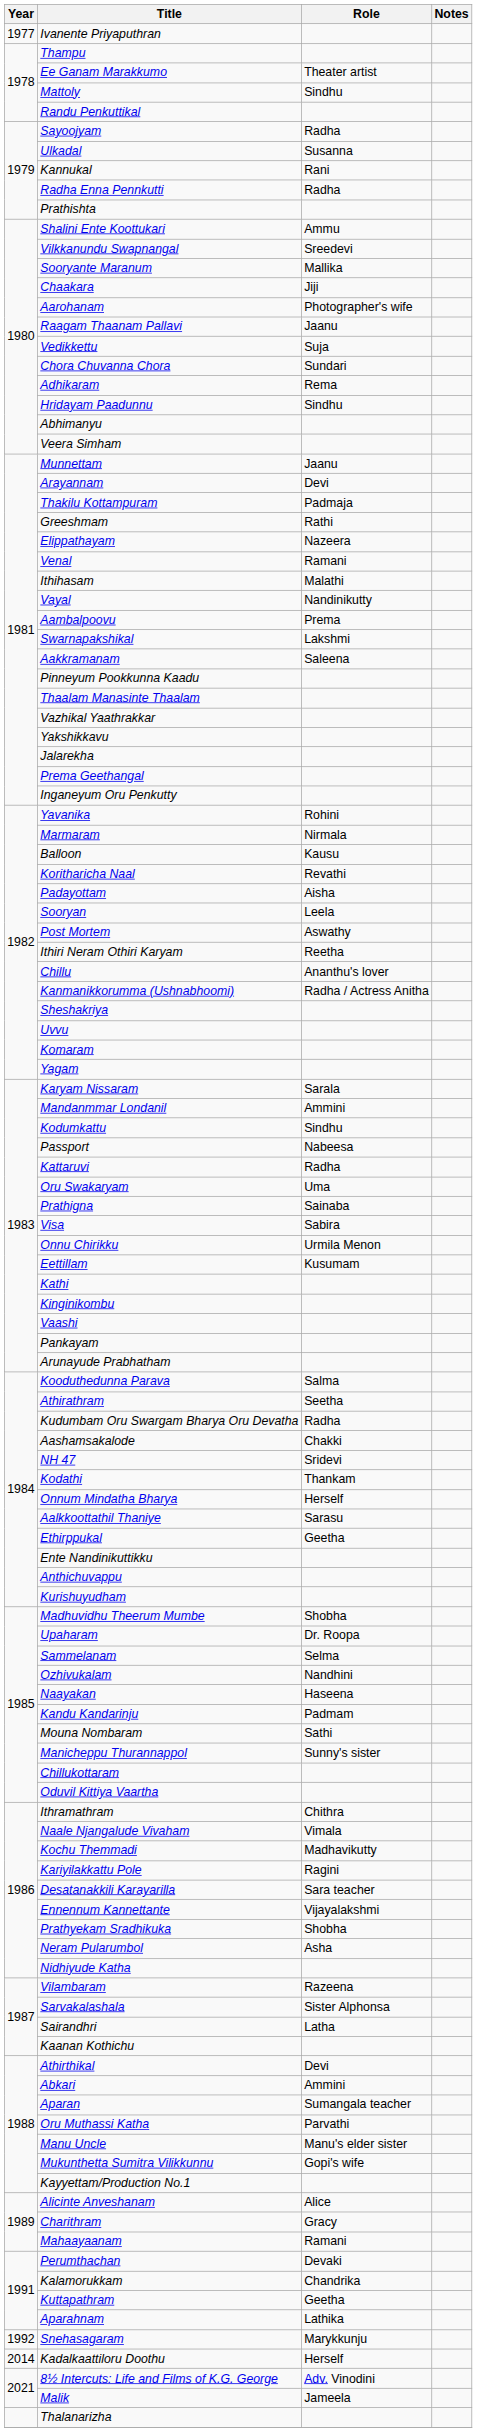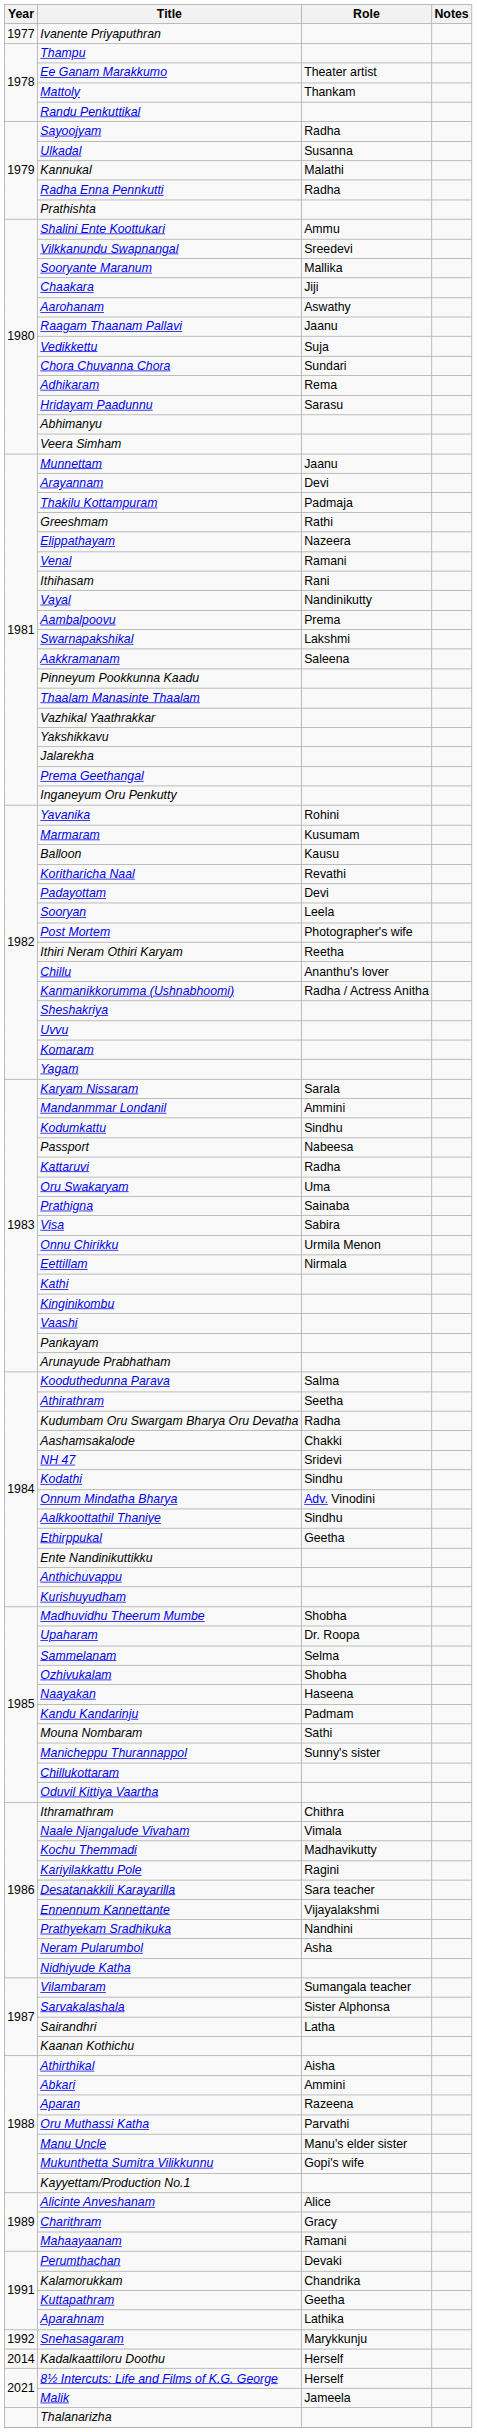(323, 92) Sindhu -> (330, 92) Thankam
(317, 170) Rani -> (324, 170) Malathi
(358, 307) Photographer's wife -> (327, 307) Aswathy
(323, 405) Sindhu -> (324, 405) Sarasu
(324, 580) Malathi -> (317, 580) Rani
(325, 834) Nirmala -> (332, 834) Kusumam
(320, 893) Aisha -> (316, 893) Devi
(327, 932) Aswathy -> (358, 932) Photographer's wife
(332, 1264) Kusumam -> (325, 1264) Nirmala
(330, 1479) Thankam -> (323, 1479) Sindhu
(324, 1499) Herself -> (340, 1499) Adv. Vinodini
(324, 1518) Sarasu -> (323, 1518) Sindhu
(328, 1675) Nandhini -> (325, 1675) Shobha
(325, 1929) Shobha -> (328, 1929) Nandhini
(329, 1987) Razeena -> (358, 1987) Sumangala teacher
(316, 2065) Devi -> (320, 2065) Aisha
(358, 2104) Sumangala teacher -> (329, 2104) Razeena
(340, 2378) Adv. Vinodini -> (324, 2378) Herself
